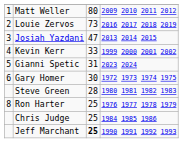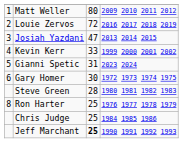(93, 24) 73 -> (93, 24) 72
